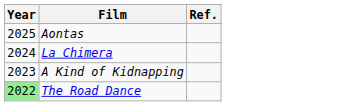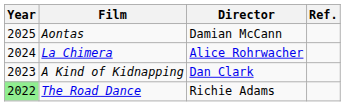+ column: (246, 14)
